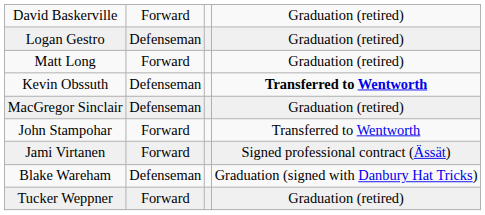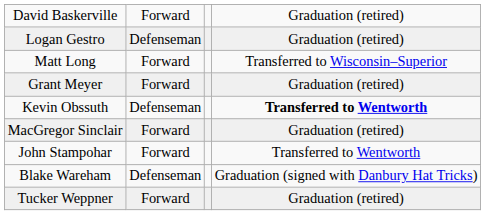(346, 61) Graduation (retired) -> (346, 61) Transferred to Wisconsin–Superior
+ row: (65, 84)
(165, 107) Defenseman -> (165, 130) Forward
- row: (65, 152)
